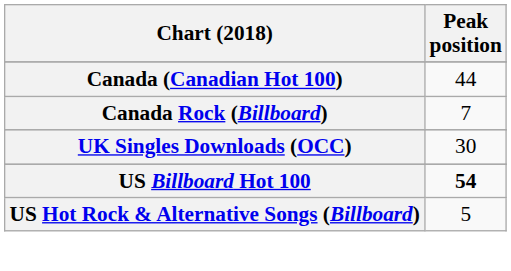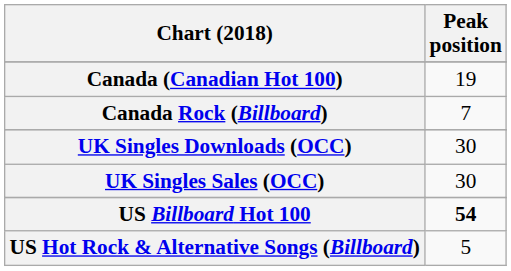(466, 79) 44 -> (466, 79) 19
+ row: (215, 180)
